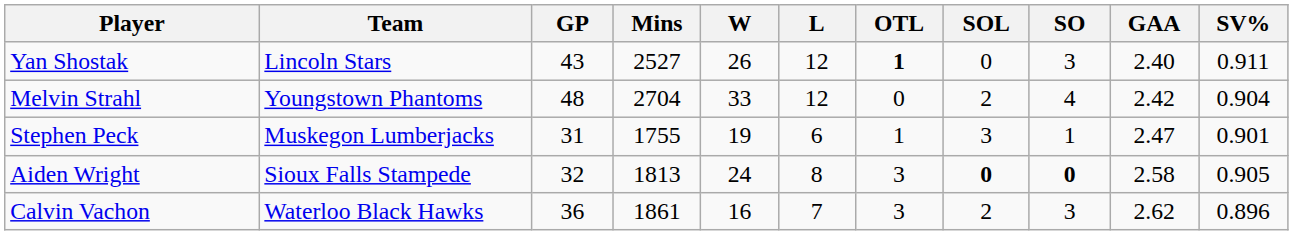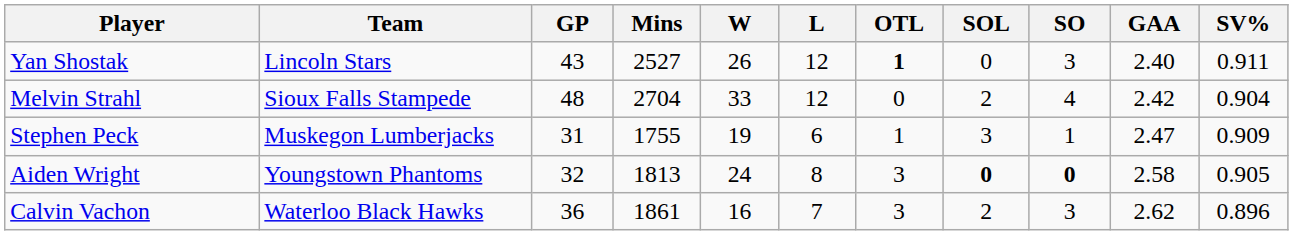(373, 98) Youngstown Phantoms -> (368, 98) Sioux Falls Stampede
(1243, 135) 0.901 -> (1243, 135) 0.909
(368, 173) Sioux Falls Stampede -> (373, 173) Youngstown Phantoms
